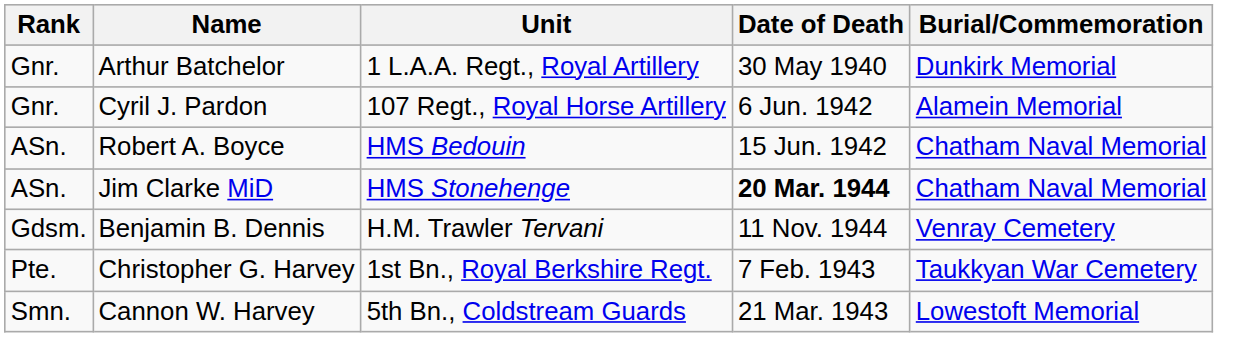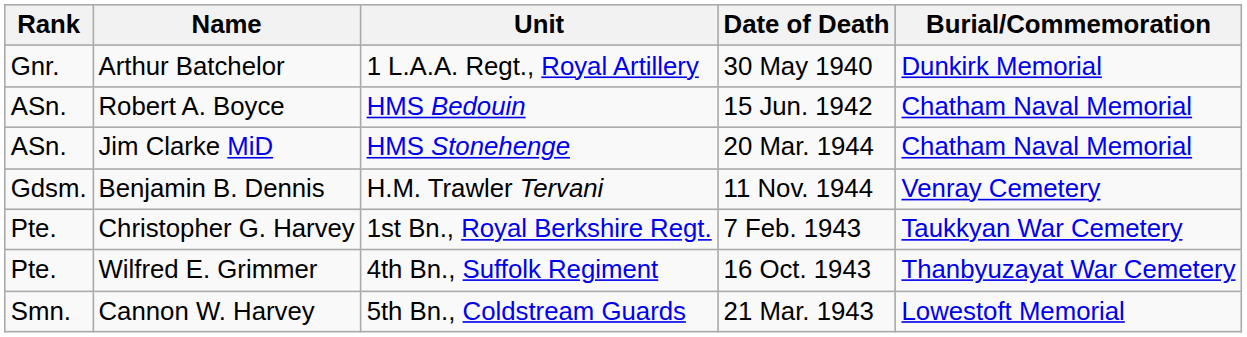- row: (183, 106)
(814, 188) bold -> (799, 147) normal
+ row: (208, 270)
